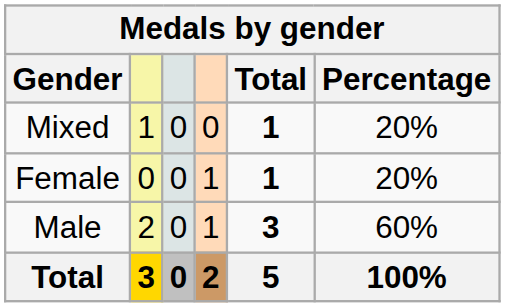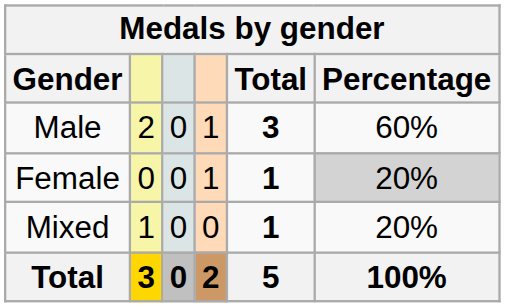rows swapped: (68, 227) <-> (68, 128)
(407, 178) no background -> (407, 178) lightgrey background
